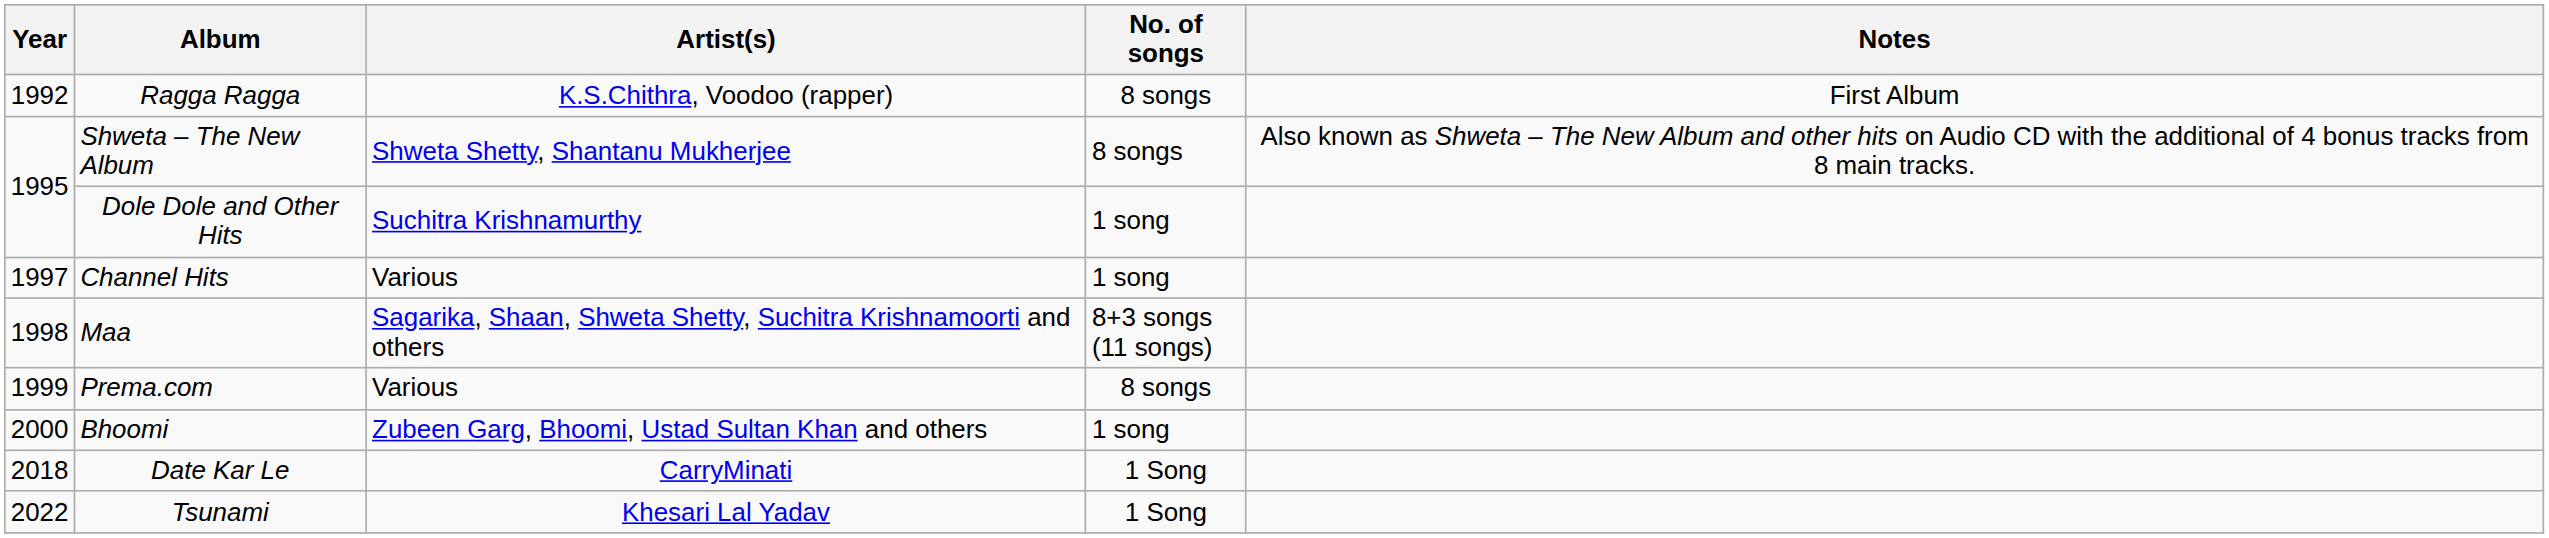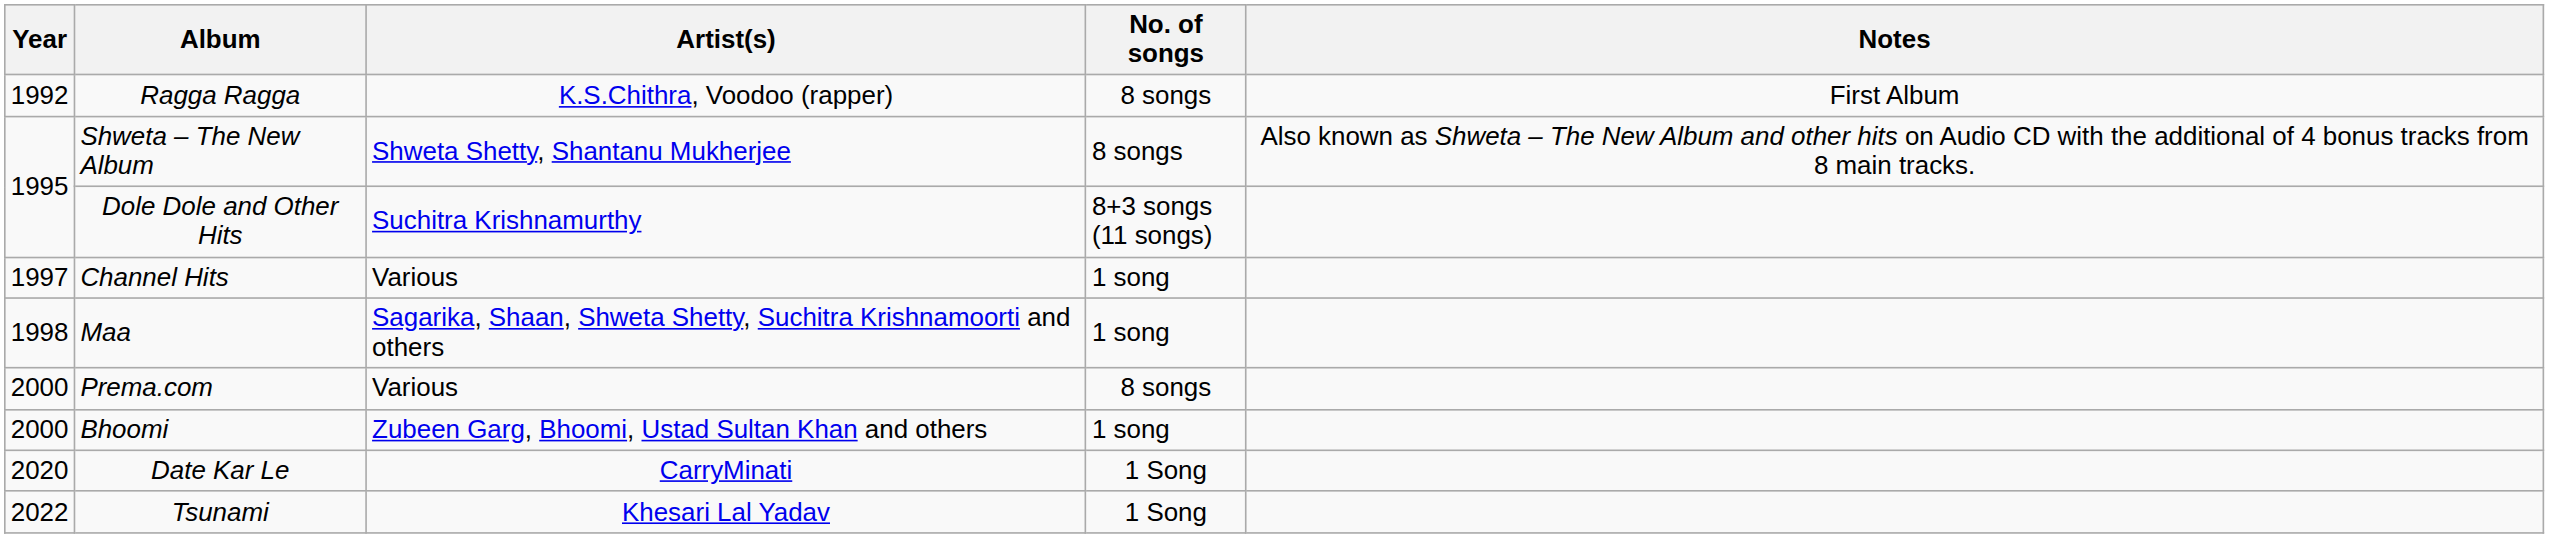(1131, 221) 1 song -> (1152, 221) 8+3 songs (11 songs)
(1152, 332) 8+3 songs (11 songs) -> (1131, 332) 1 song
(40, 388) 1999 -> (40, 388) 2000
(40, 470) 2018 -> (40, 470) 2020
